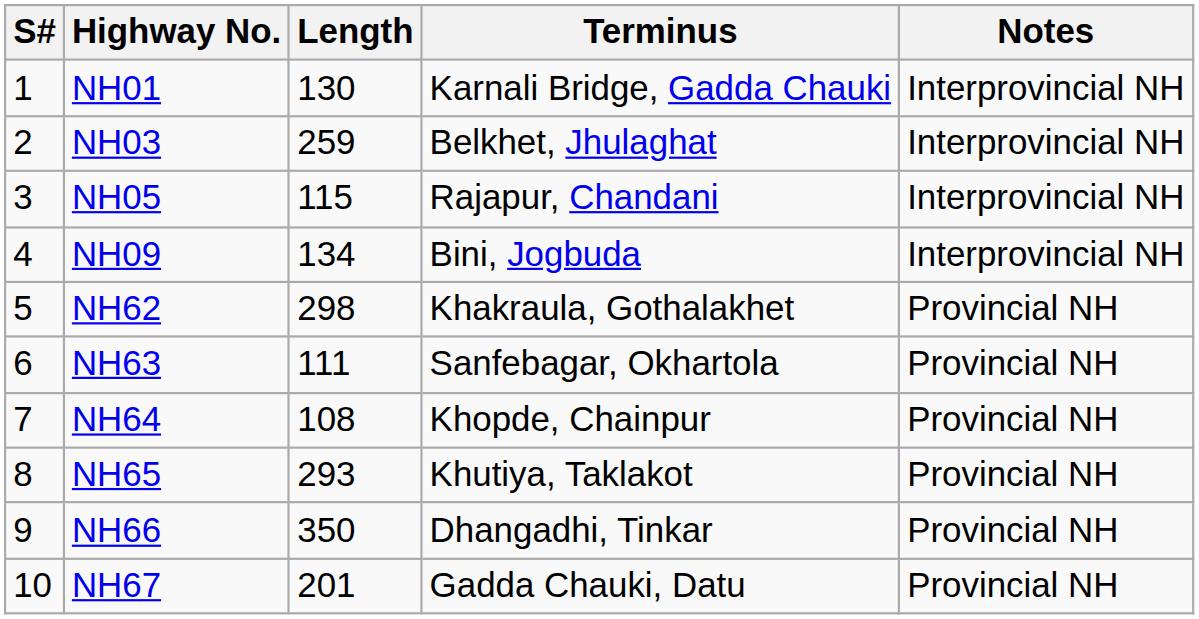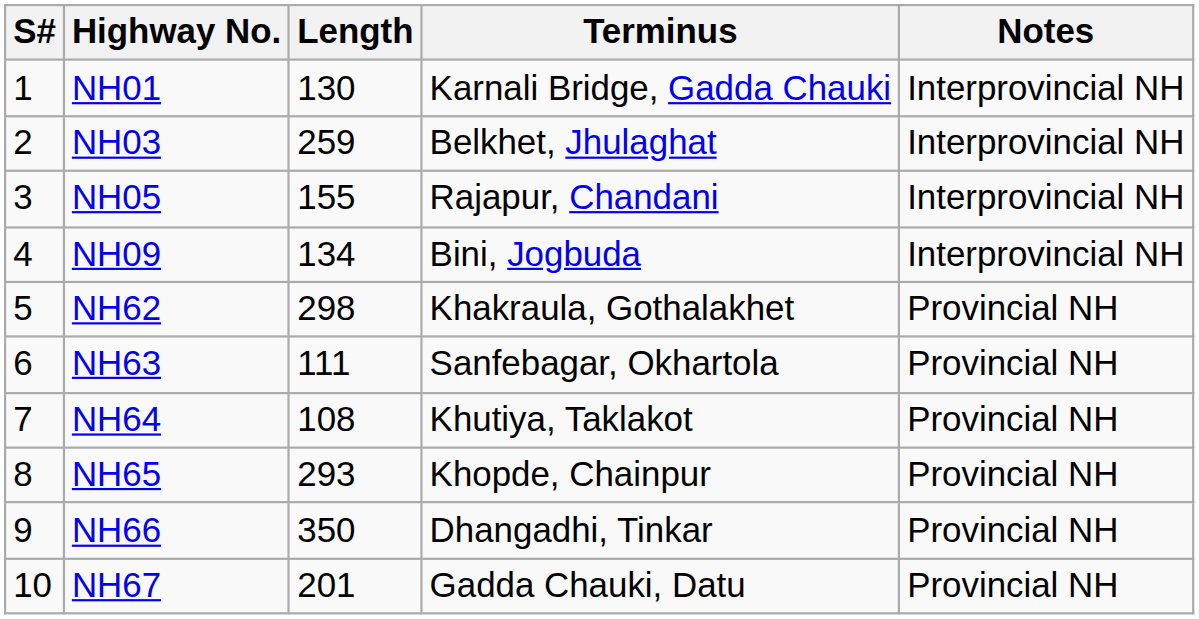(325, 198) 115 -> (326, 198) 155
(570, 419) Khopde, Chainpur -> (561, 419) Khutiya, Taklakot
(561, 474) Khutiya, Taklakot -> (570, 474) Khopde, Chainpur
